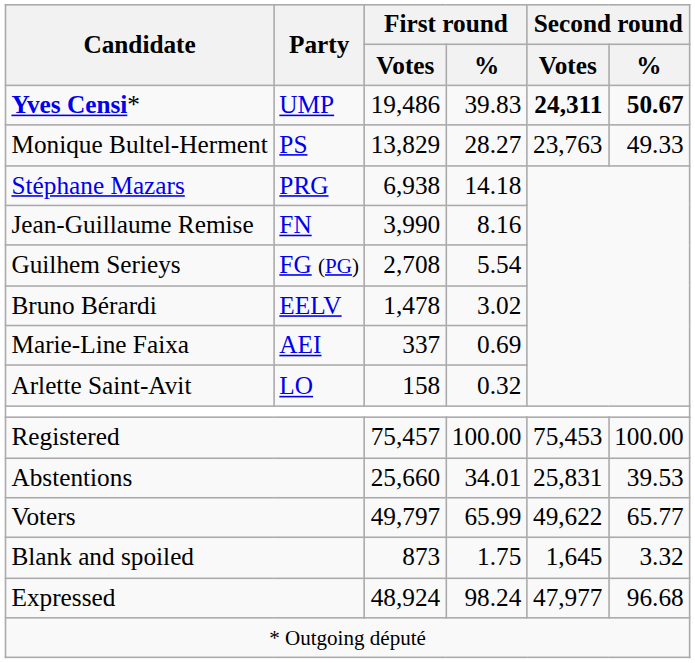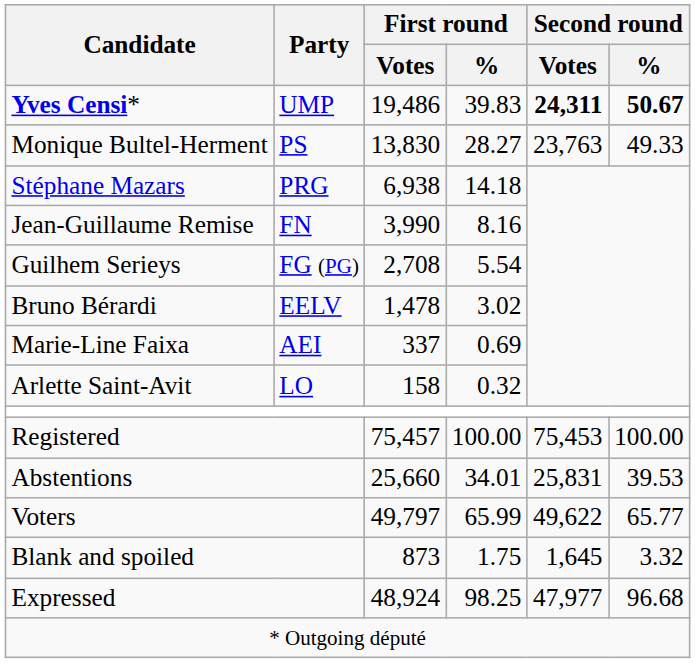(405, 144) 13,829 -> (405, 144) 13,830
(493, 597) 98.24 -> (493, 597) 98.25
